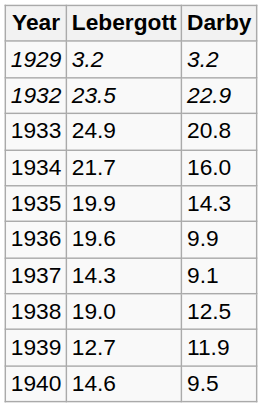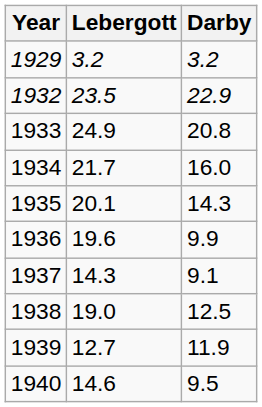(94, 203) 19.9 -> (94, 203) 20.1
